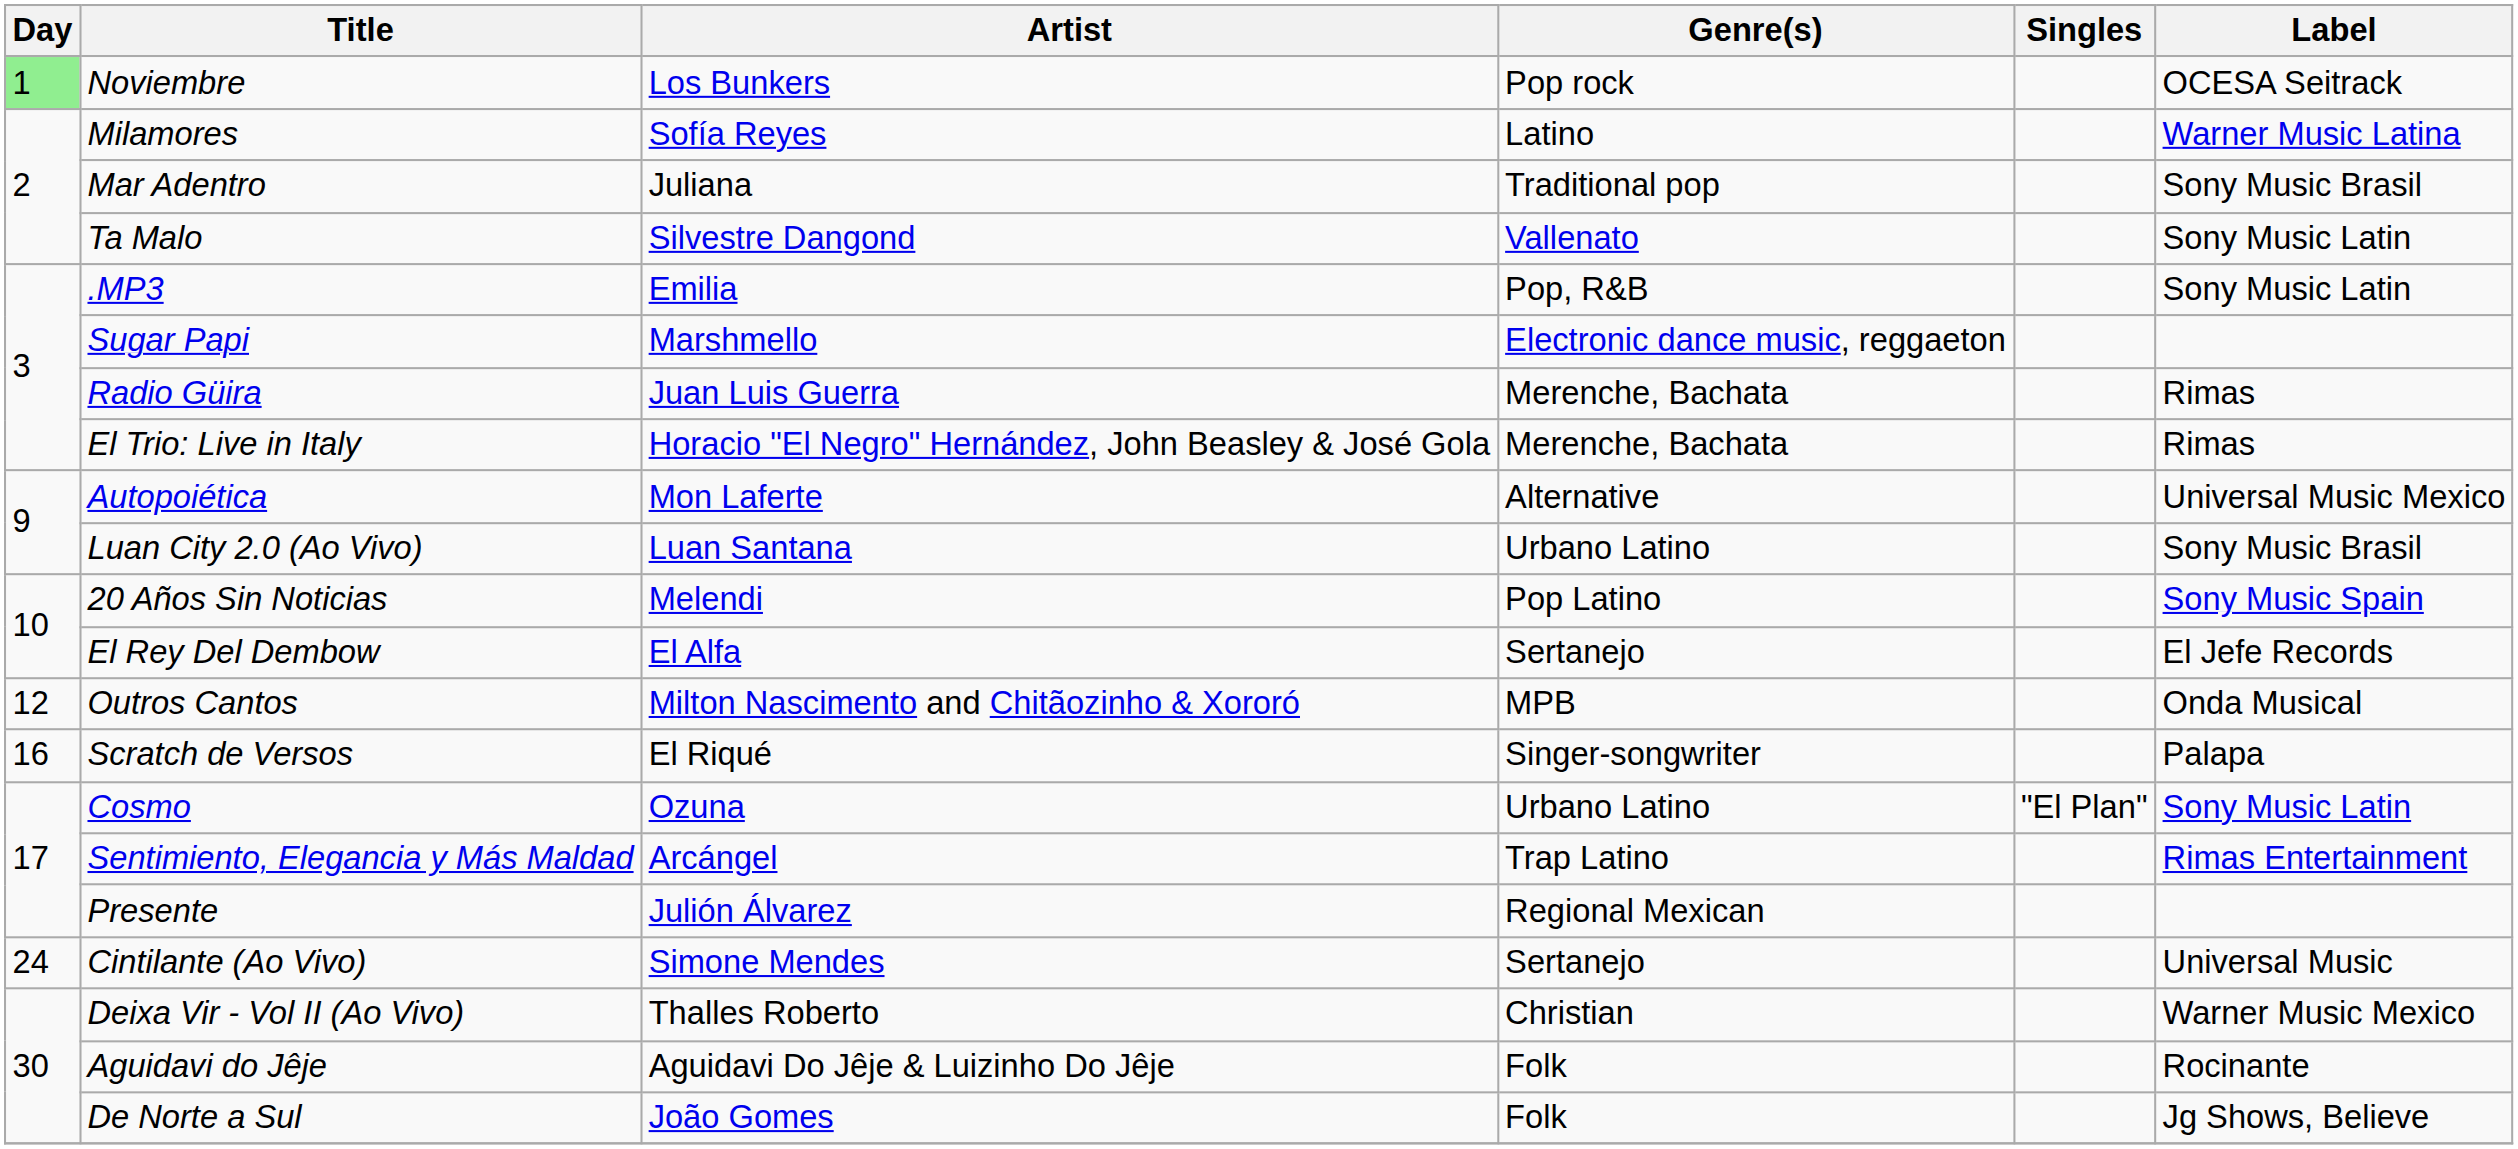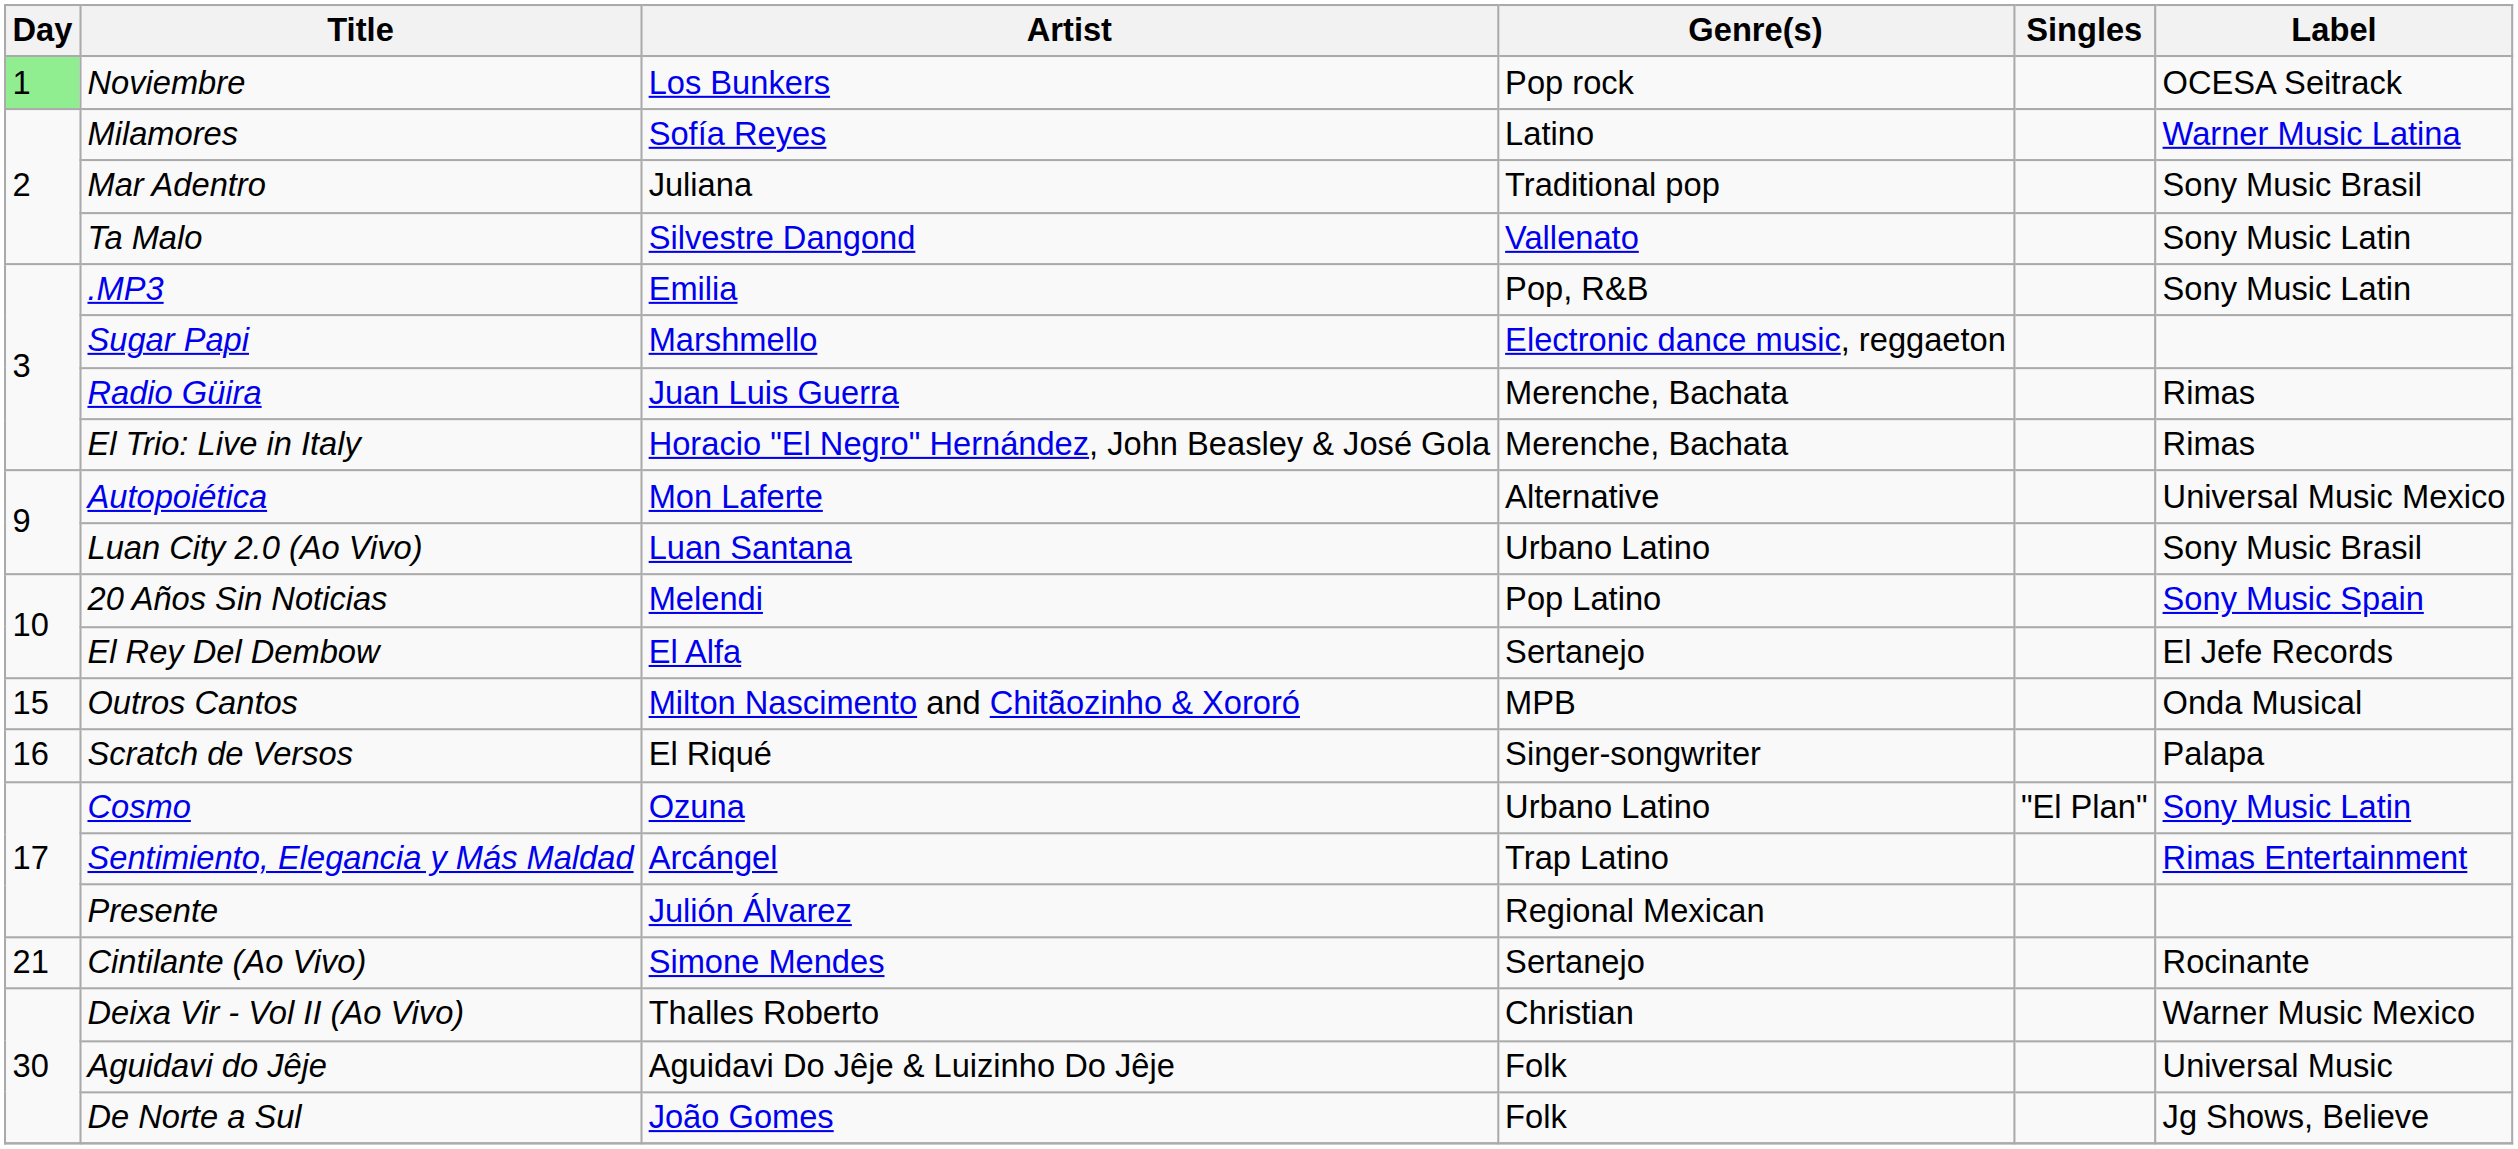(31, 703) 12 -> (31, 703) 15
(31, 962) 24 -> (31, 962) 21
(2278, 962) Universal Music -> (2236, 962) Rocinante
(2236, 1065) Rocinante -> (2278, 1065) Universal Music
